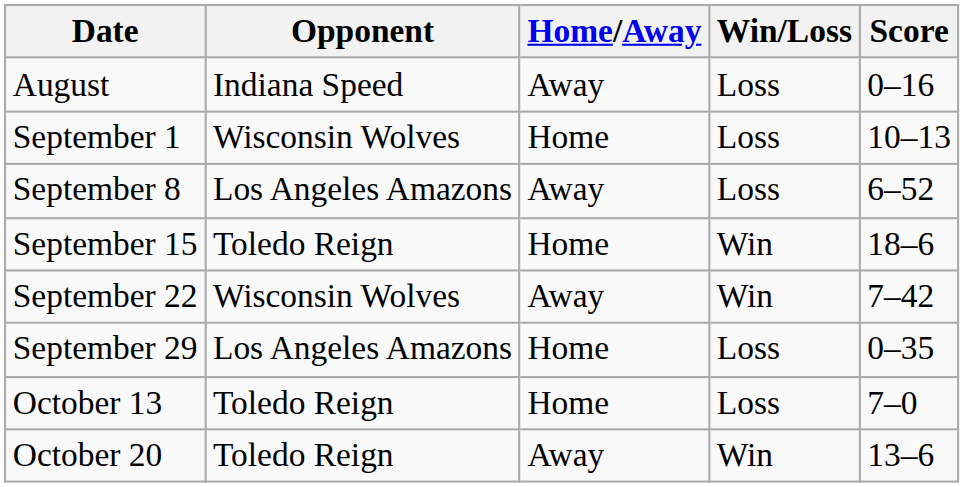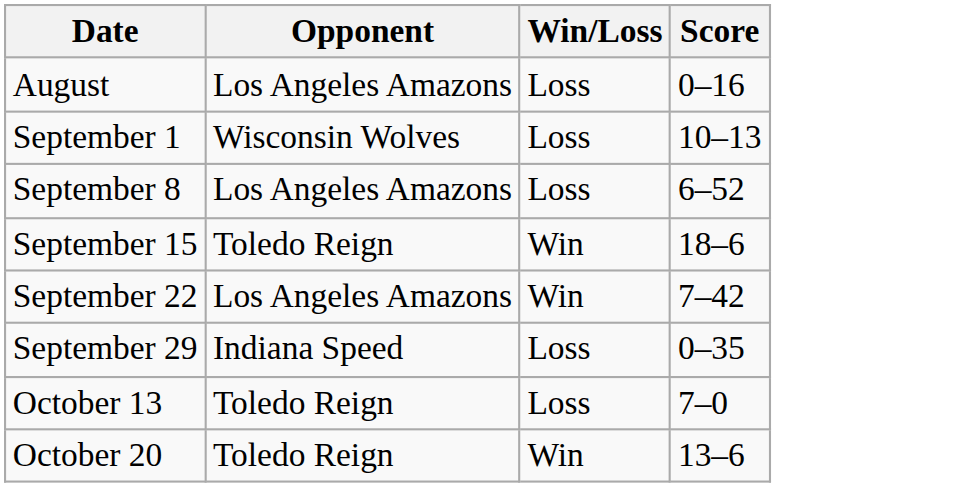- column: (614, 31)
(308, 84) Indiana Speed -> (363, 84) Los Angeles Amazons
(337, 296) Wisconsin Wolves -> (363, 296) Los Angeles Amazons
(363, 349) Los Angeles Amazons -> (308, 349) Indiana Speed
